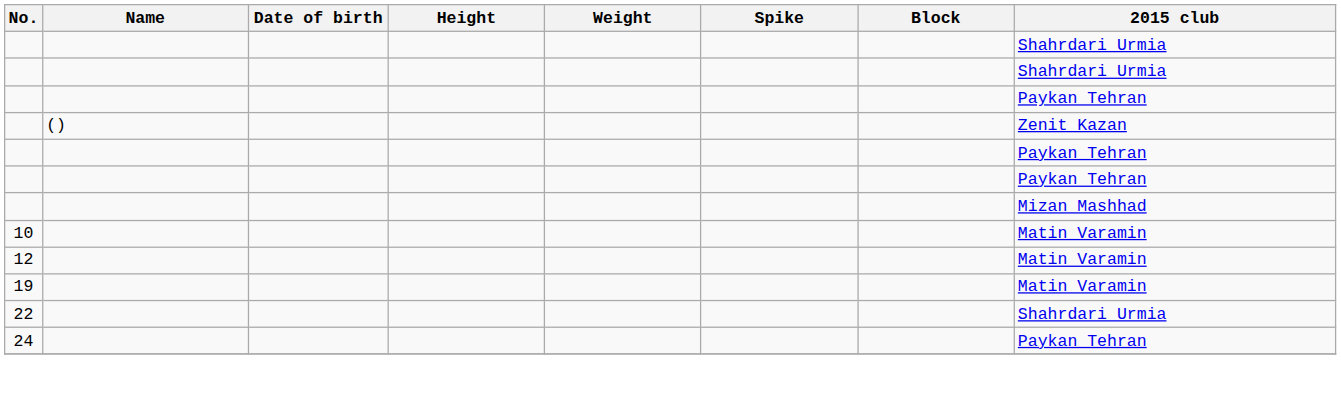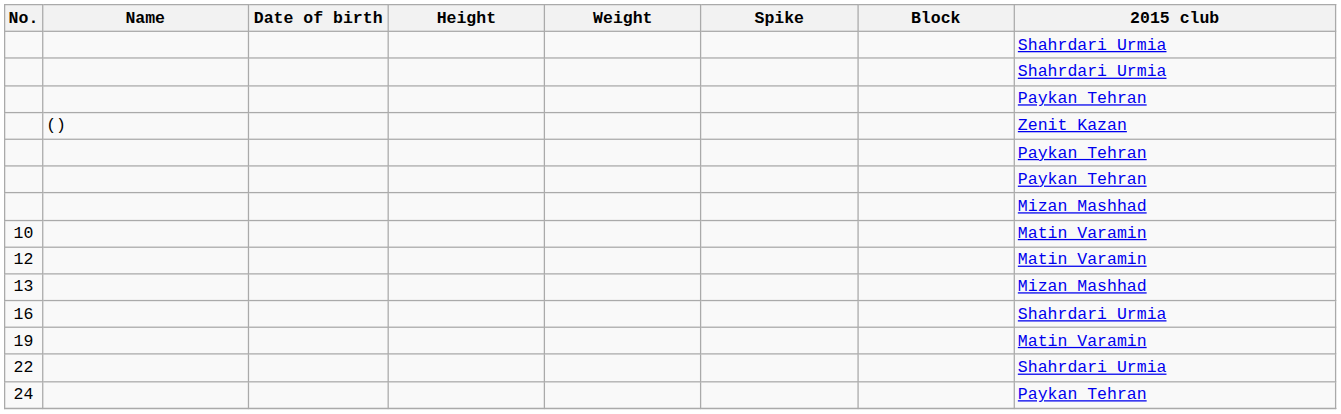+ row: (23, 287)
+ row: (23, 314)
